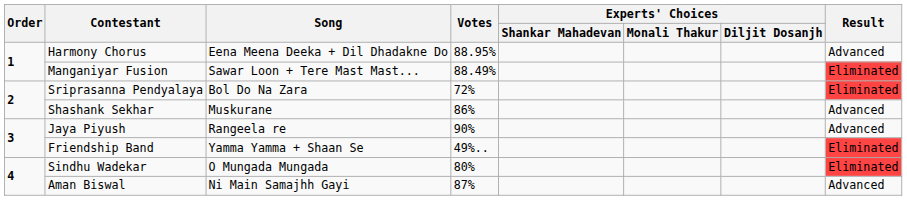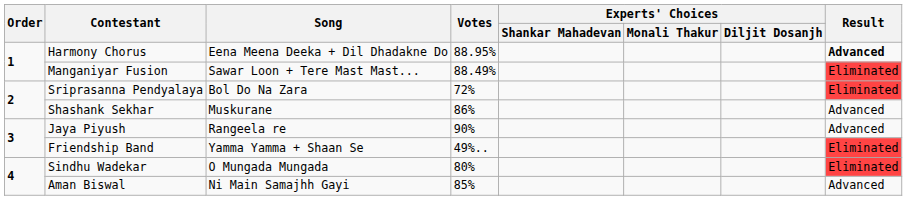(856, 52) normal -> (856, 52) bold
(464, 186) 87% -> (464, 186) 85%
